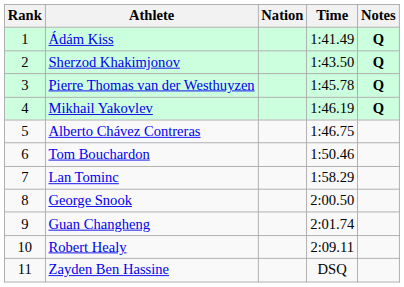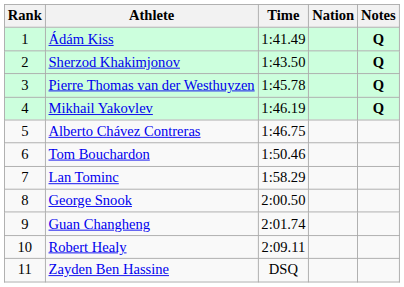columns swapped: (282, 16) <-> (332, 16)
